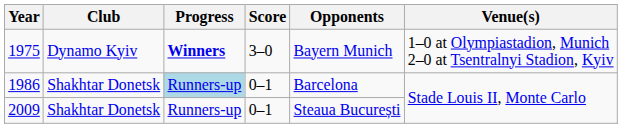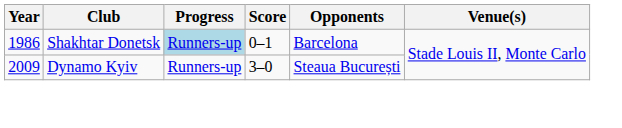- row: (24, 51)
(104, 110) Shakhtar Donetsk -> (92, 67) Dynamo Kyiv
(261, 110) 0–1 -> (261, 67) 3–0
